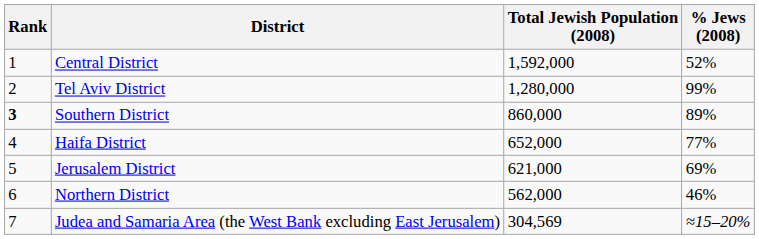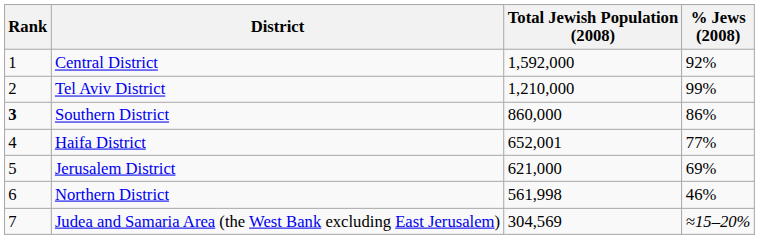(701, 62) 52% -> (701, 62) 92%
(541, 89) 1,280,000 -> (541, 89) 1,210,000
(701, 115) 89% -> (701, 115) 86%
(535, 141) 652,000 -> (535, 141) 652,001
(535, 194) 562,000 -> (535, 194) 561,998
